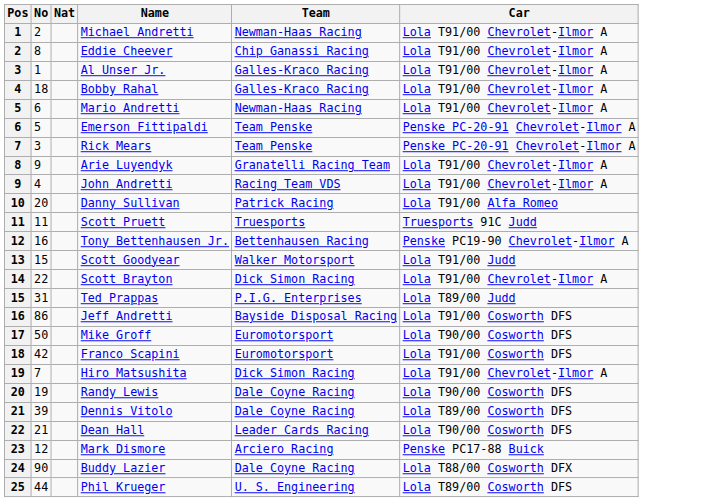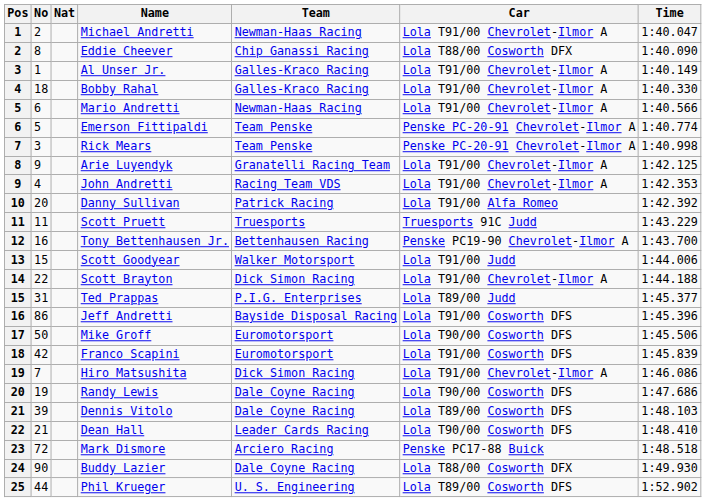+ column: (670, 14)
(505, 52) Lola T91/00 Chevrolet-Ilmor A -> (487, 52) Lola T88/00 Cosworth DFX
(41, 450) 12 -> (41, 450) 72
